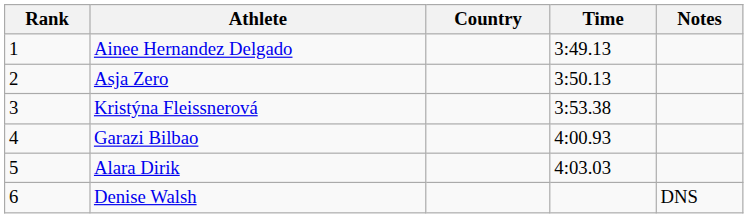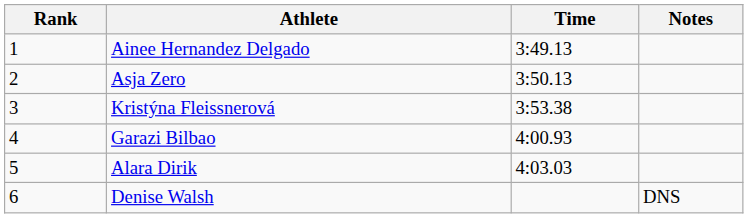- column: (488, 19)
